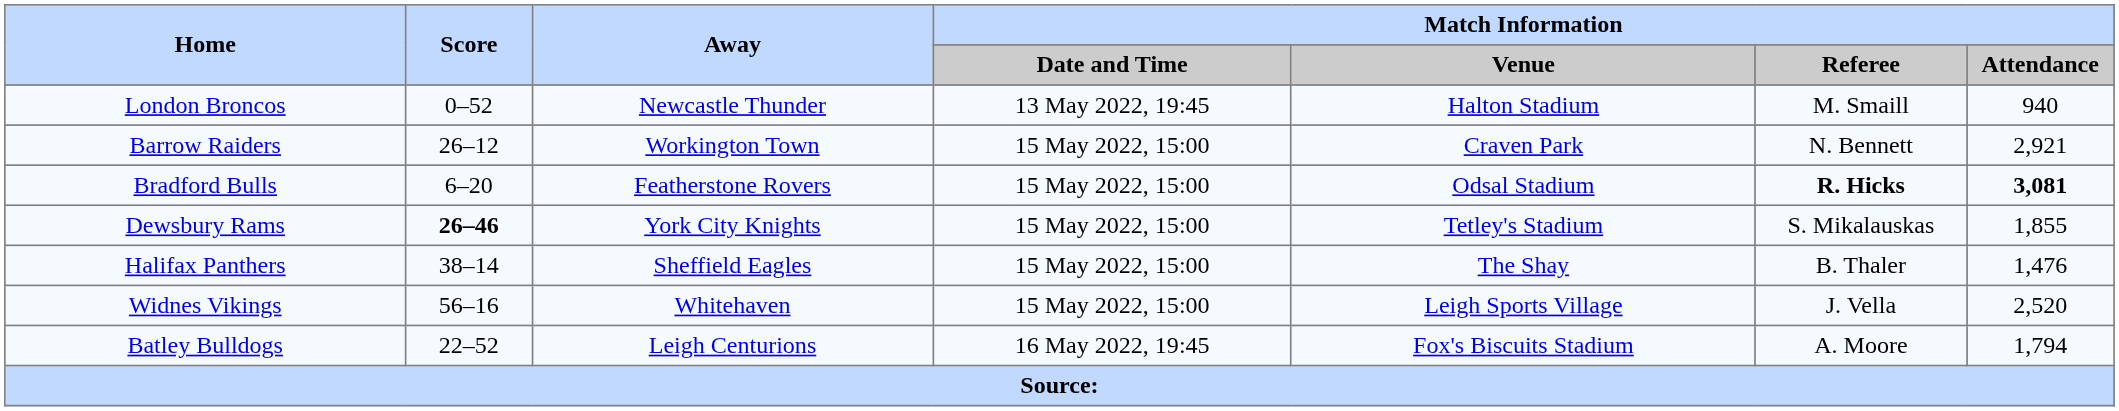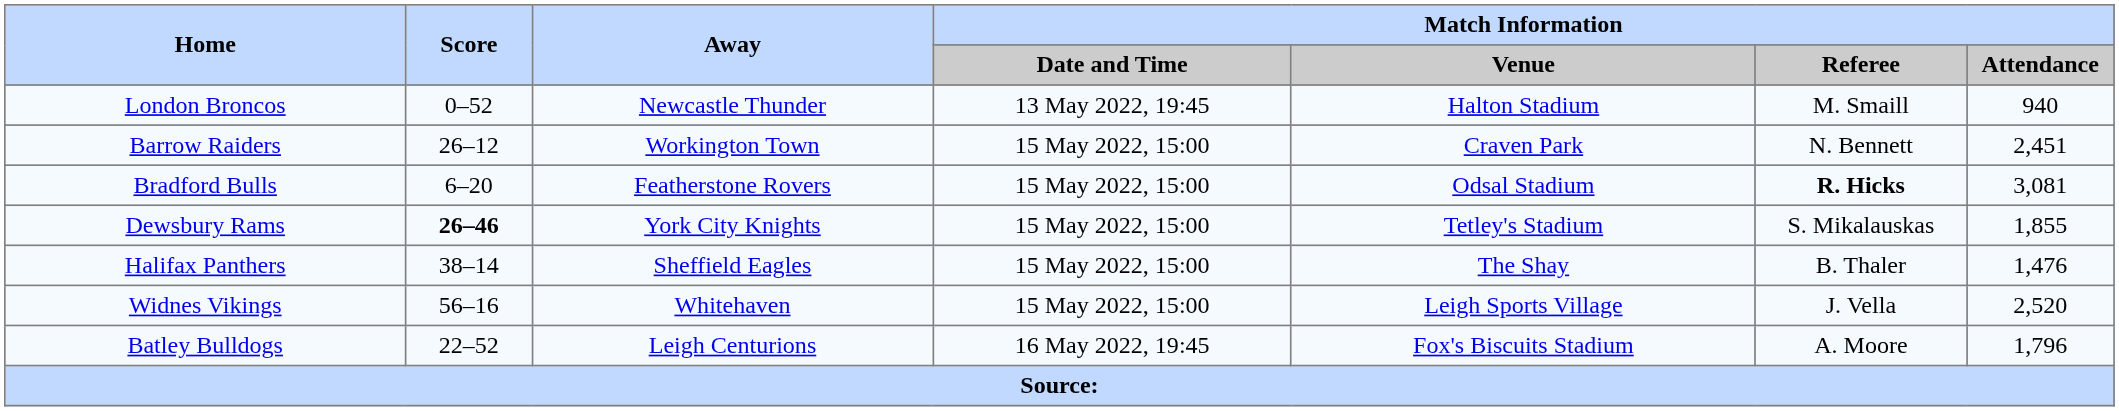(2040, 144) 2,921 -> (2040, 144) 2,451
(2040, 184) bold -> (2040, 184) normal
(2040, 345) 1,794 -> (2040, 345) 1,796
